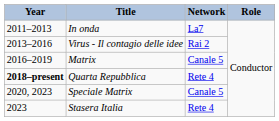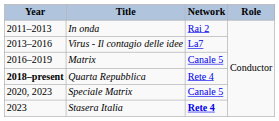(196, 28) La7 -> (199, 28) Rai 2
(199, 44) Rai 2 -> (196, 44) La7
(201, 108) normal -> (201, 108) bold
